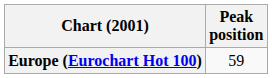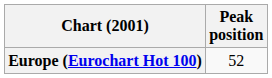(236, 60) 59 -> (236, 60) 52
